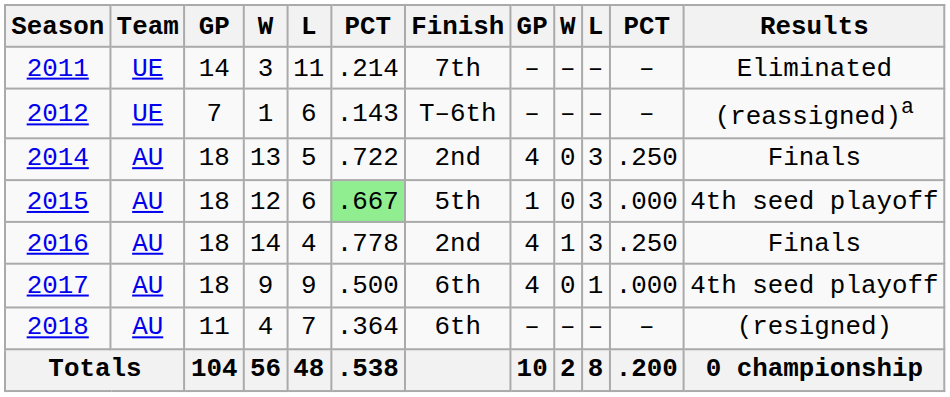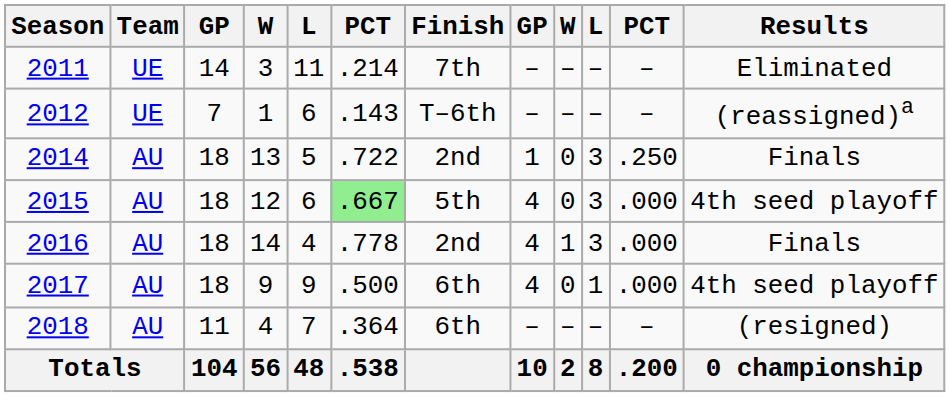(532, 159) 4 -> (532, 159) 1
(532, 201) 1 -> (532, 201) 4
(647, 244) .250 -> (647, 244) .000
